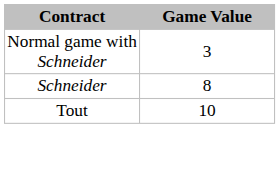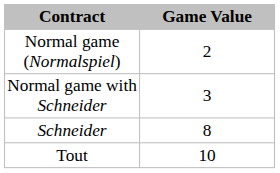+ row: (72, 51)
